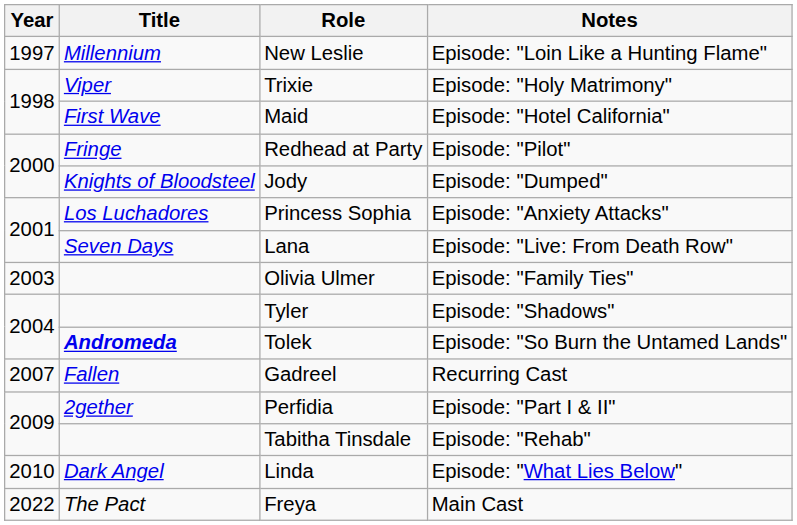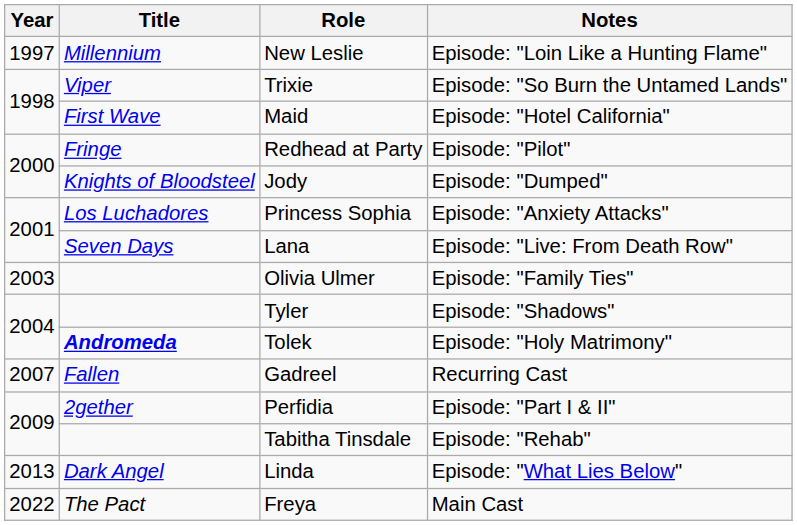(552, 85) Episode: "Holy Matrimony" -> (609, 85) Episode: "So Burn the Untamed Lands"
(609, 342) Episode: "So Burn the Untamed Lands" -> (552, 342) Episode: "Holy Matrimony"
(32, 471) 2010 -> (32, 471) 2013
